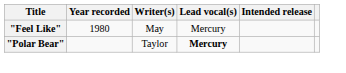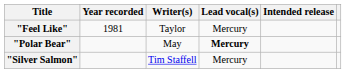(100, 28) 1980 -> (113, 28) 1981
(155, 28) May -> (172, 28) Taylor
(155, 44) Taylor -> (172, 44) May
+ row: (42, 60)
